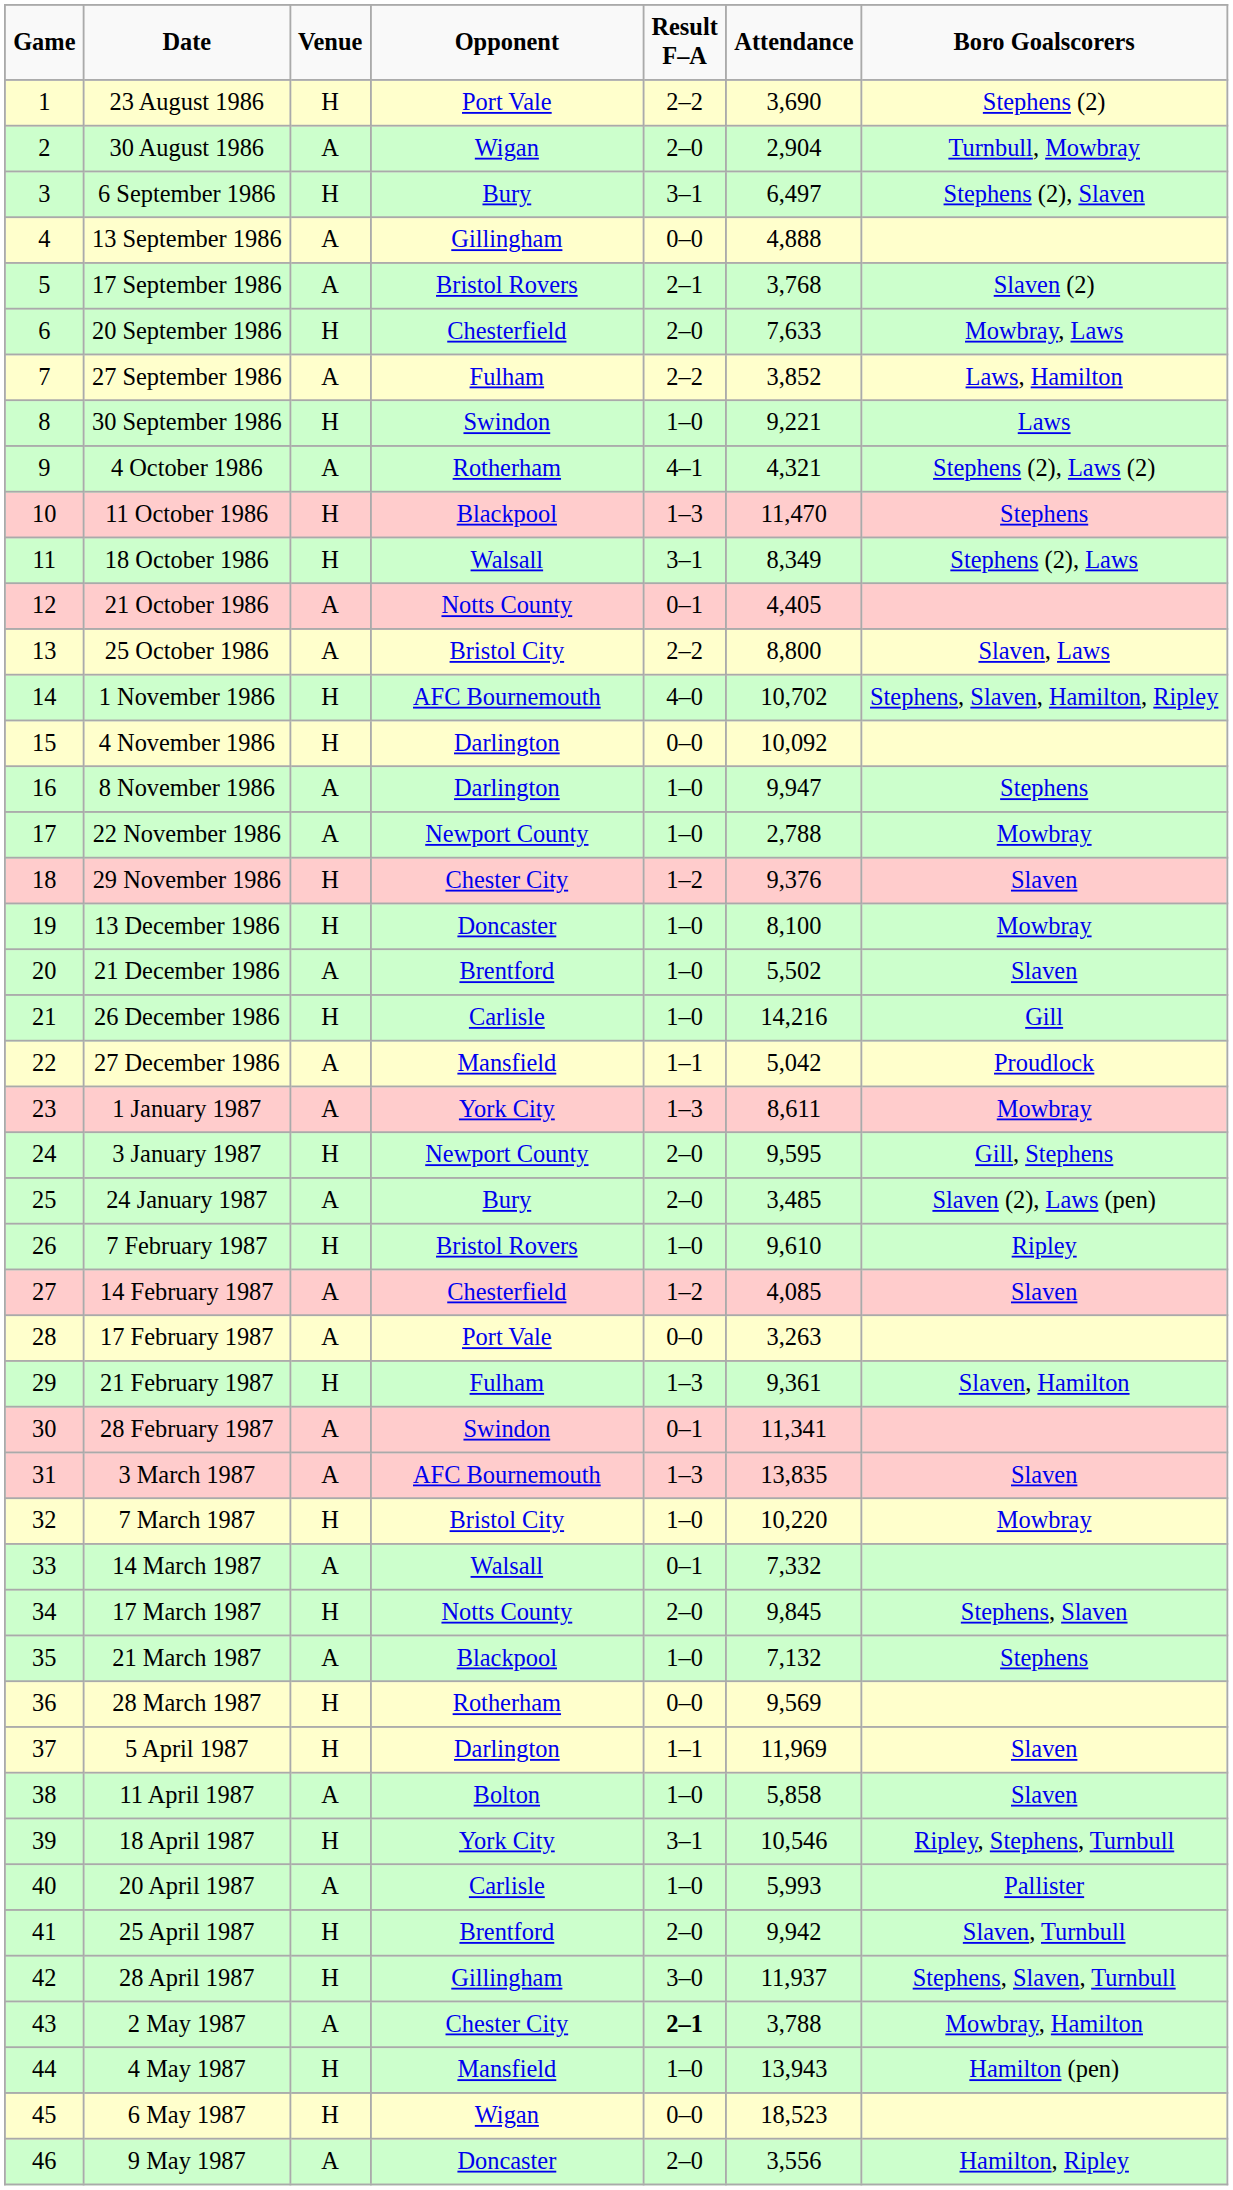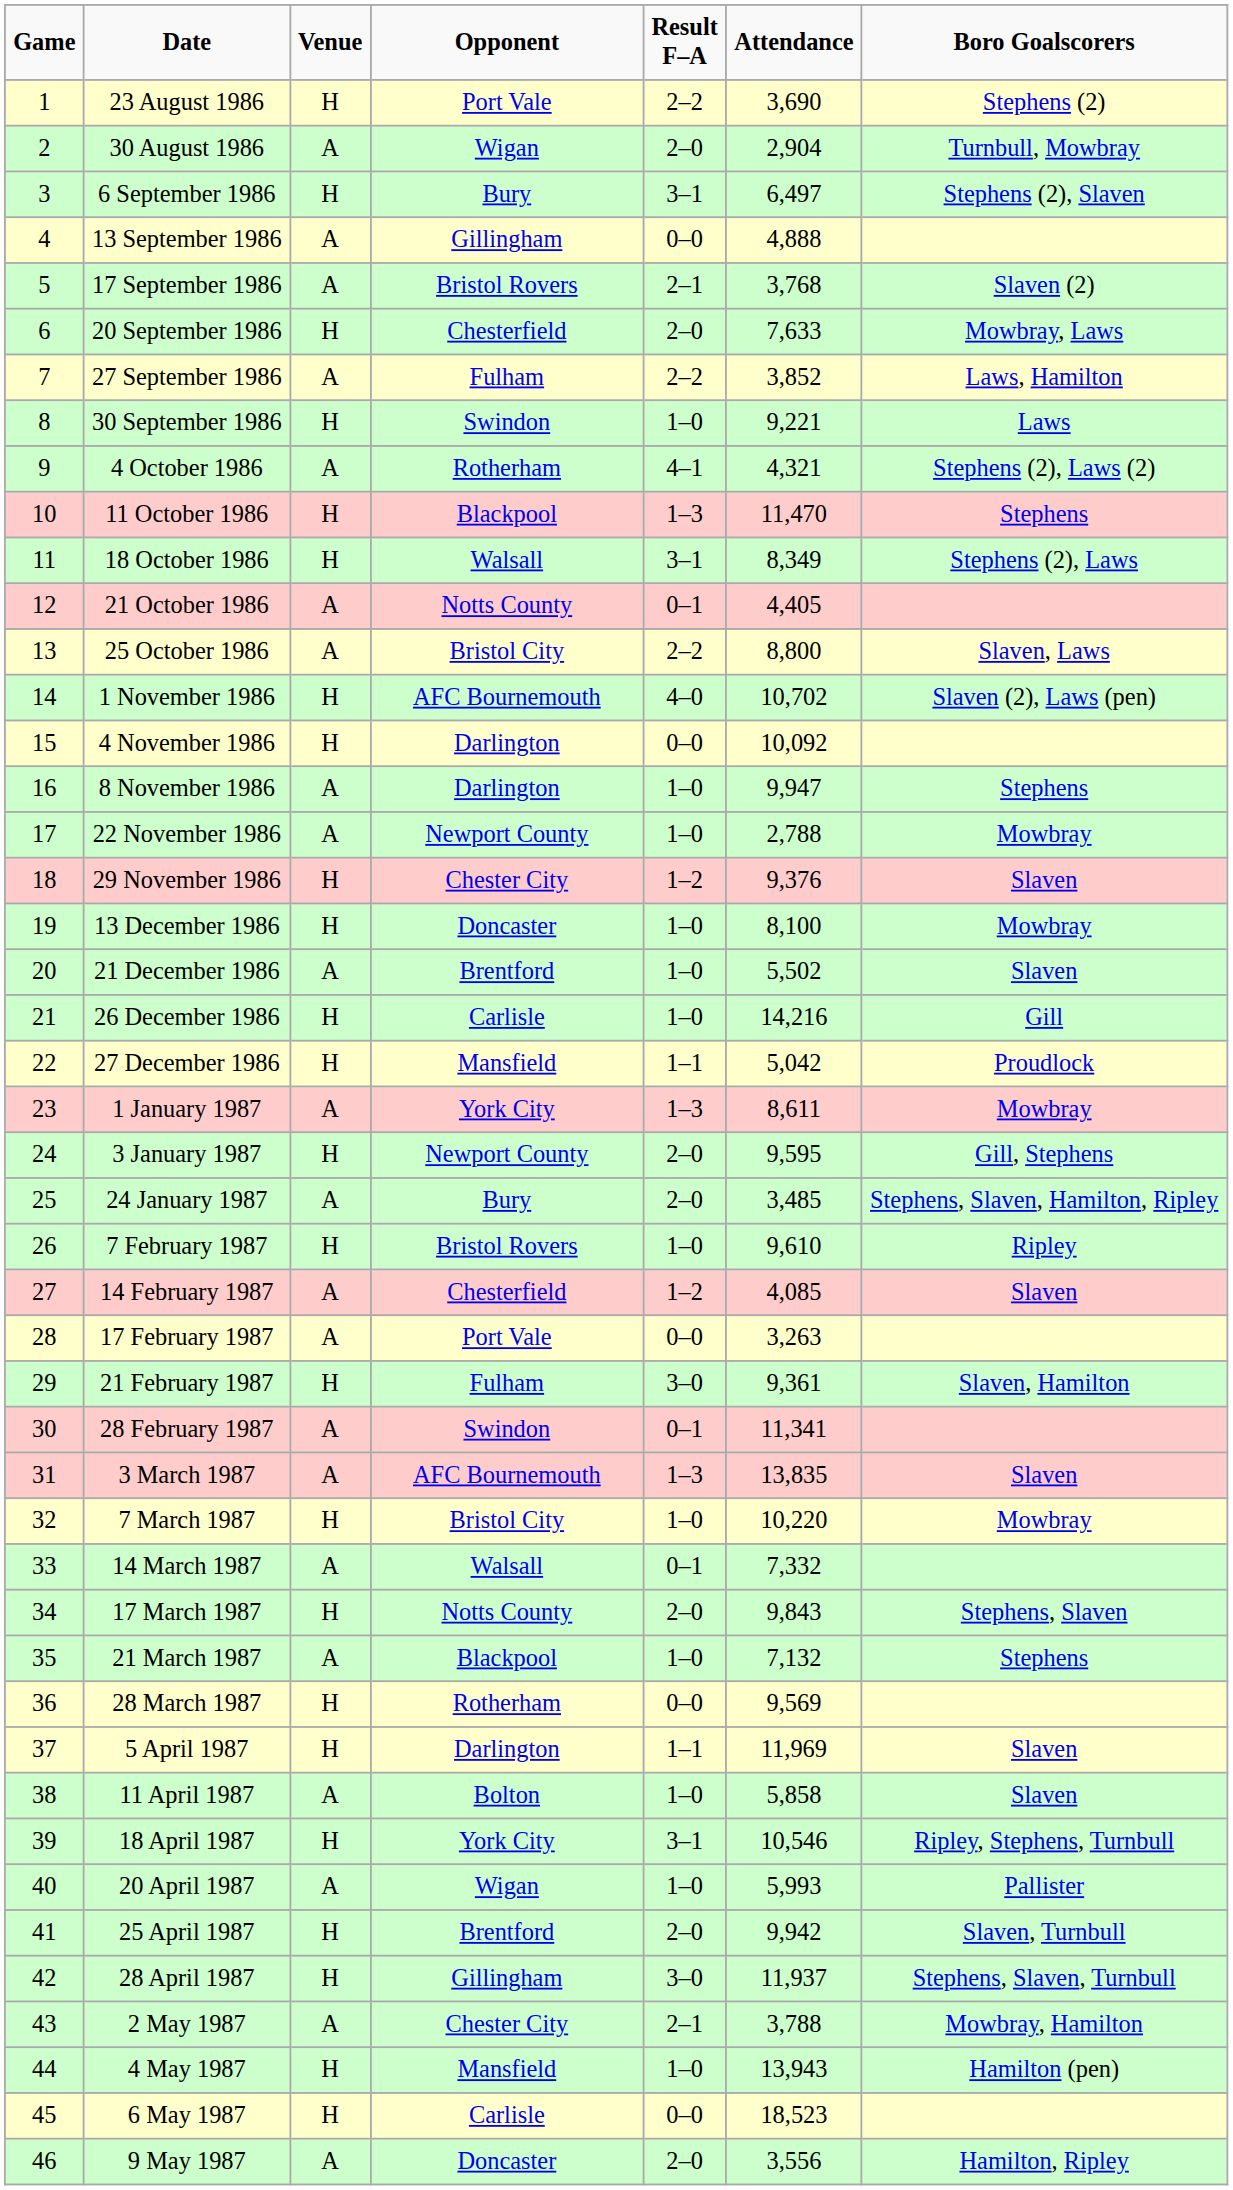(1044, 697) Stephens, Slaven, Hamilton, Ripley -> (1044, 697) Slaven (2), Laws (pen)
(330, 1063) A -> (330, 1063) H
(1044, 1200) Slaven (2), Laws (pen) -> (1044, 1200) Stephens, Slaven, Hamilton, Ripley
(685, 1383) 1–3 -> (685, 1383) 3–0
(794, 1612) 9,845 -> (794, 1612) 9,843
(507, 1886) Carlisle -> (507, 1886) Wigan
(685, 2024) bold -> (685, 2024) normal
(507, 2115) Wigan -> (507, 2115) Carlisle
